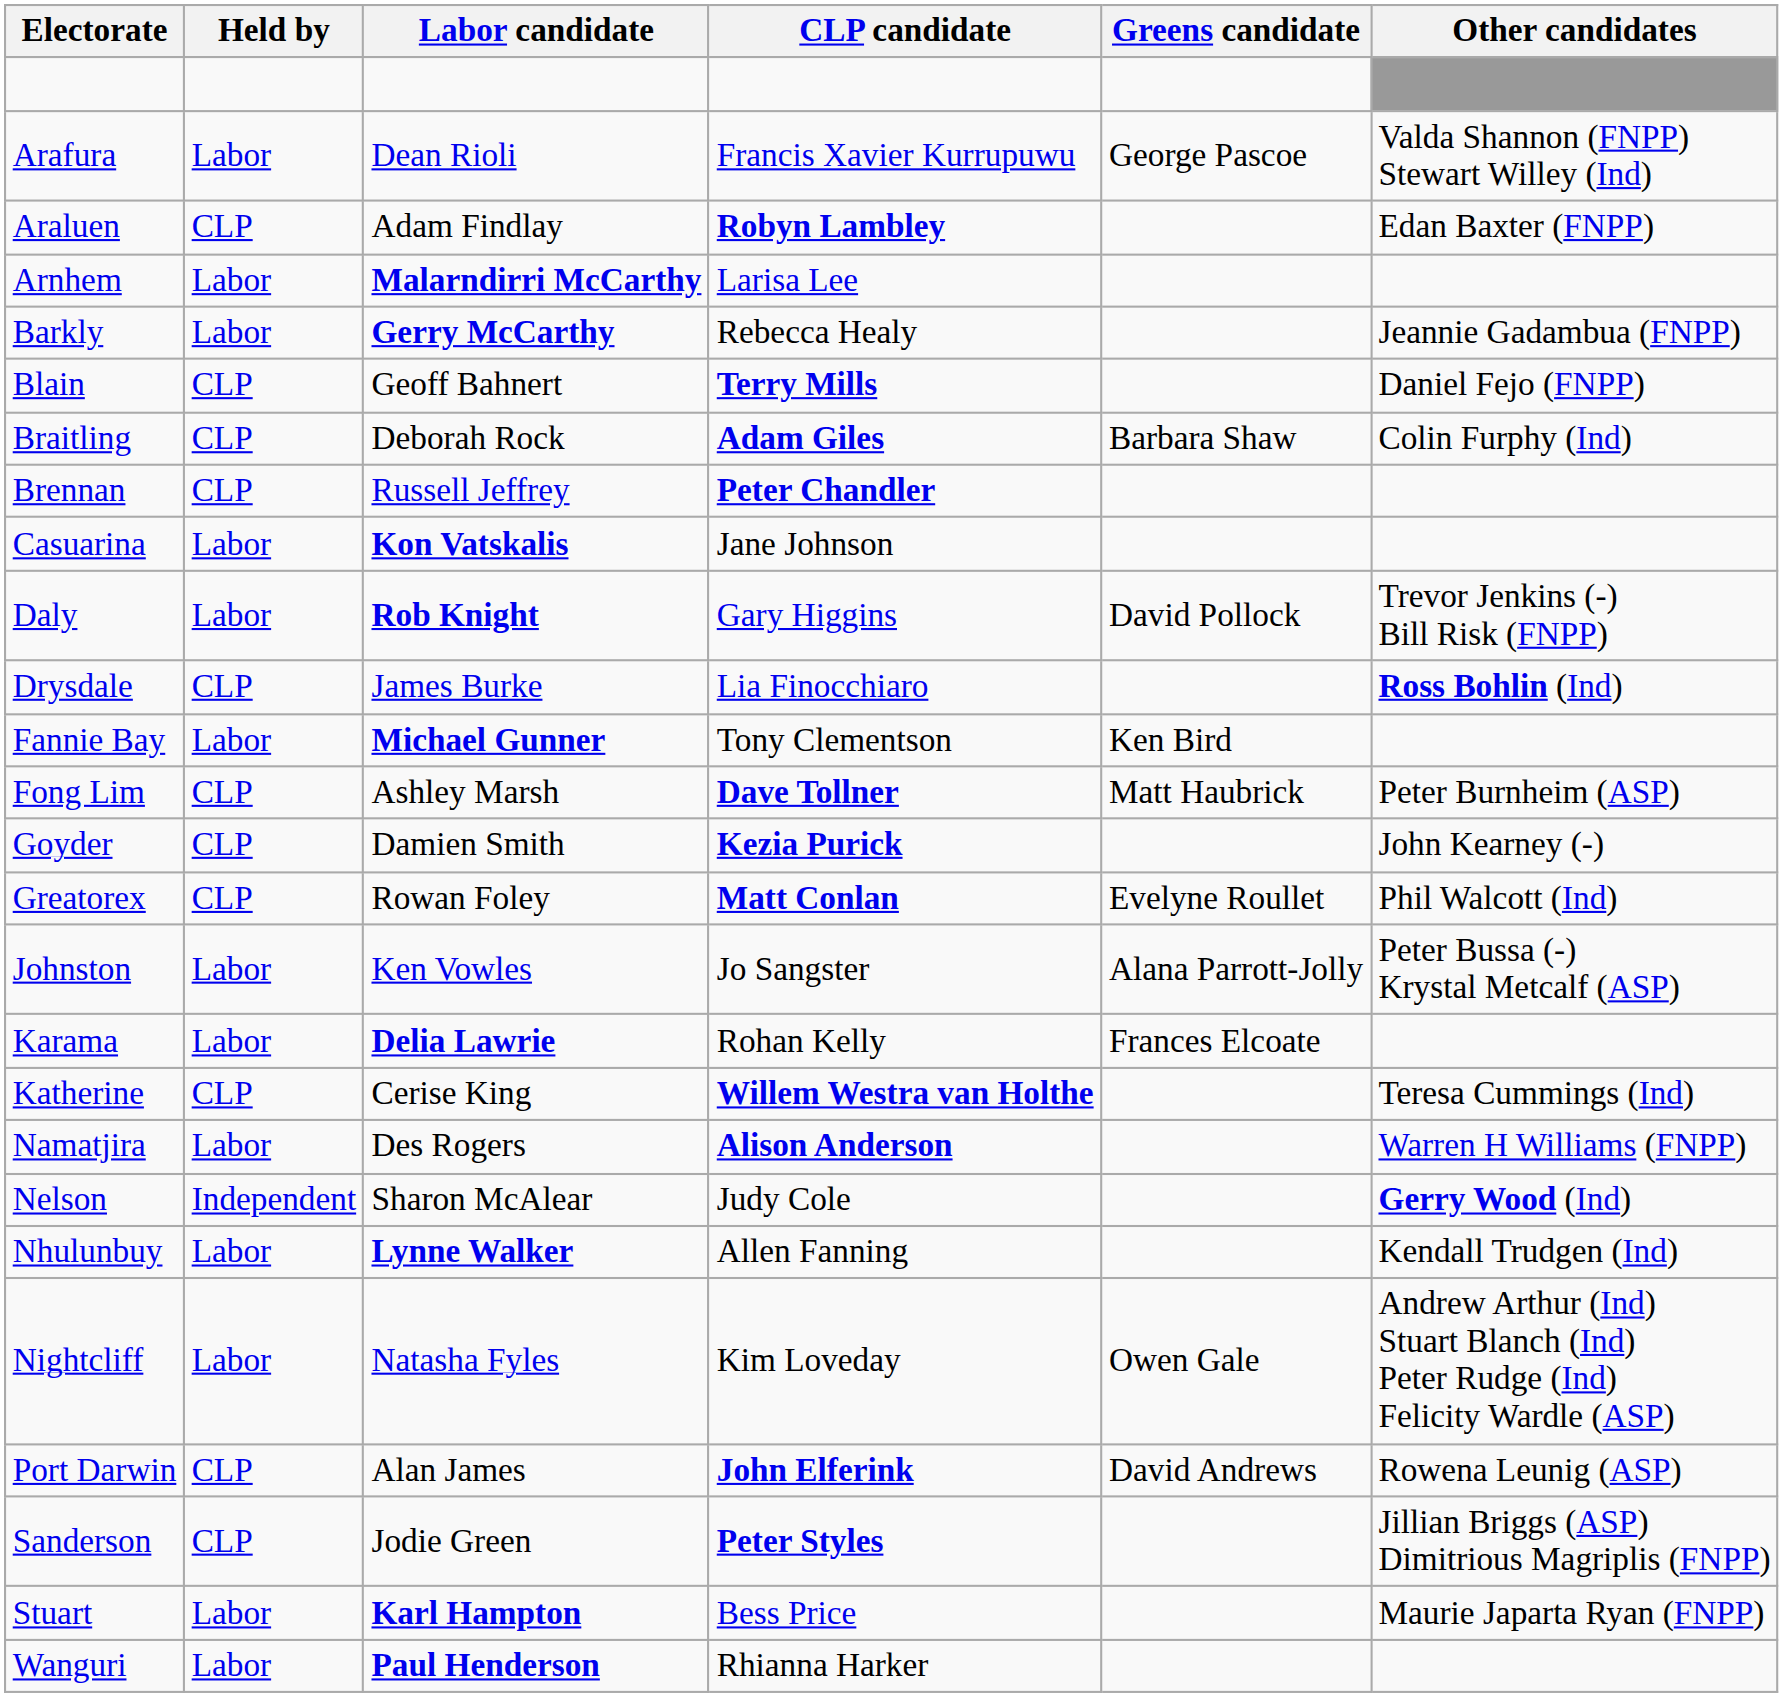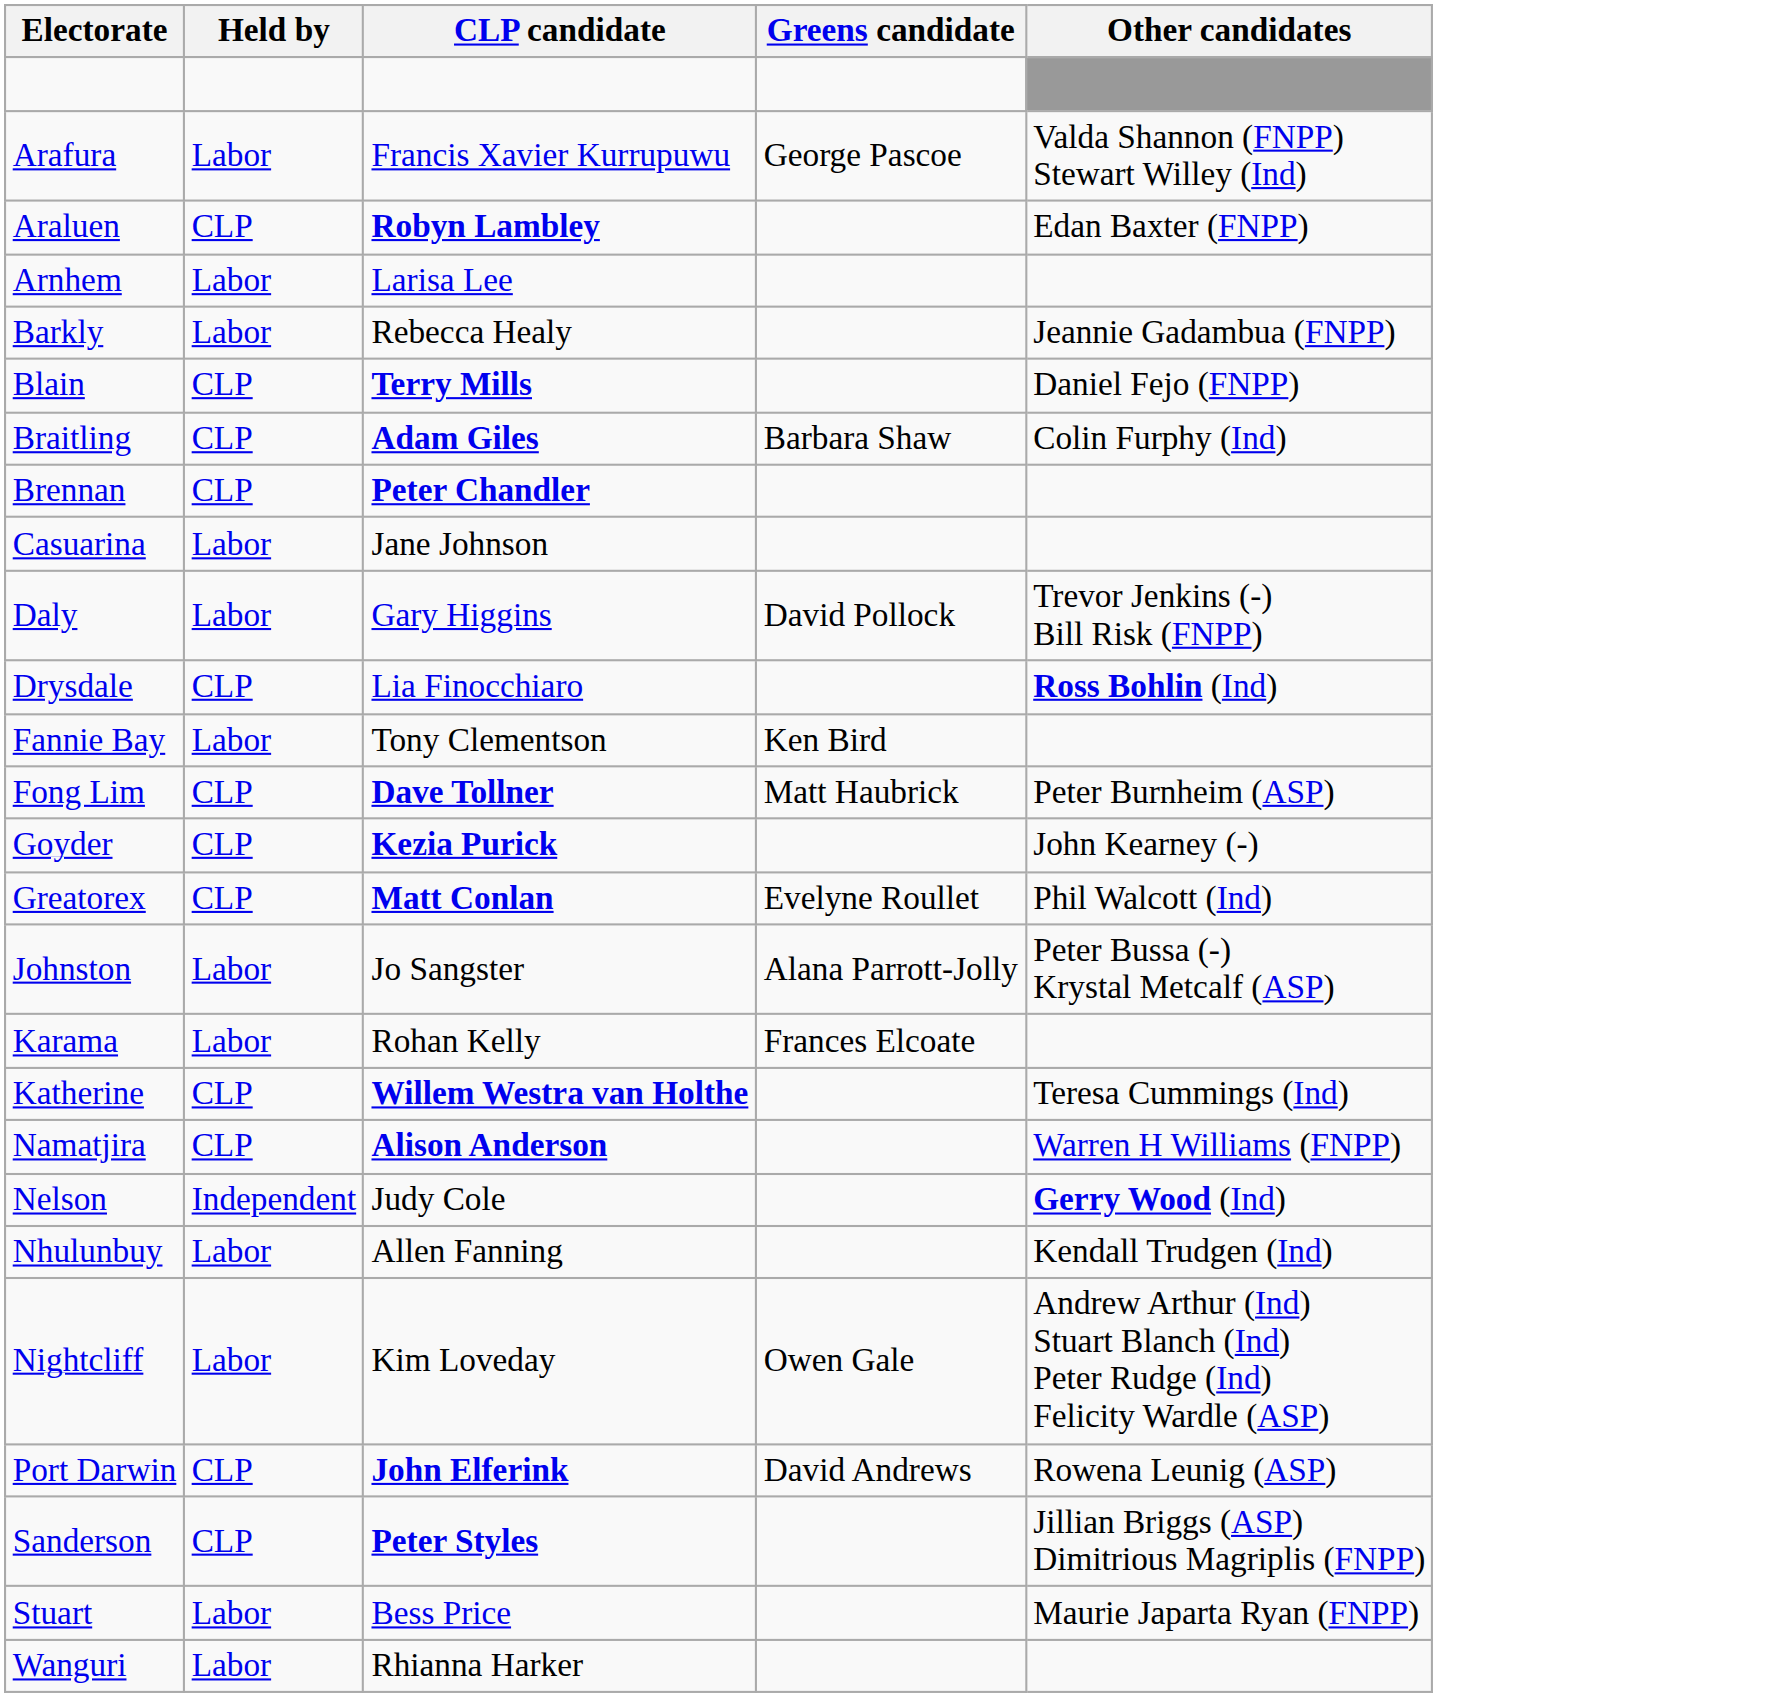- column: (536, 30)
(231, 1146) Labor -> (222, 1146) CLP
